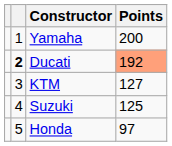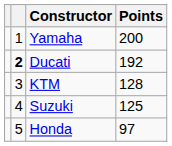(131, 61) lightsalmon background -> (131, 61) no background
(131, 84) 127 -> (131, 84) 128
